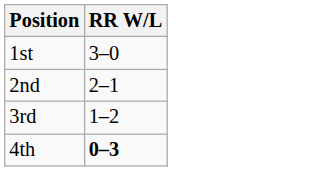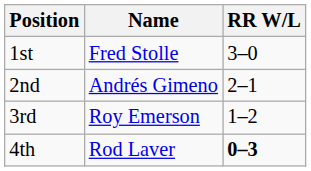+ column: (153, 20)
